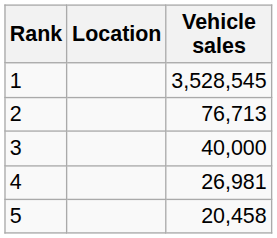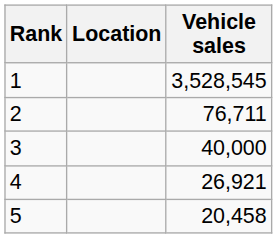(234, 114) 76,713 -> (235, 114) 76,711
(234, 182) 26,981 -> (234, 182) 26,921
